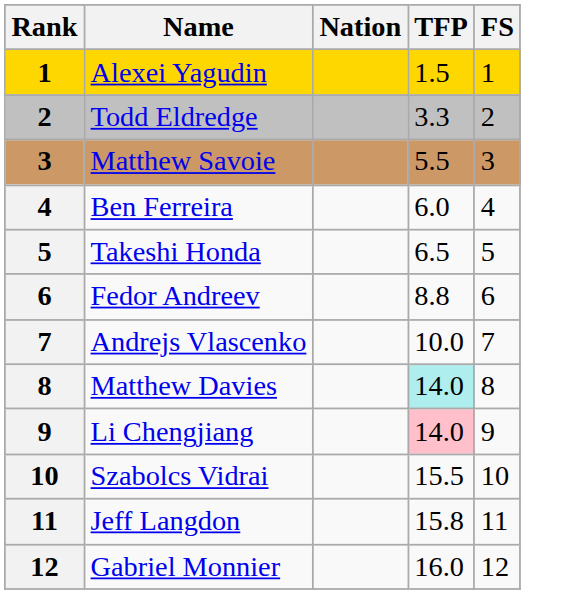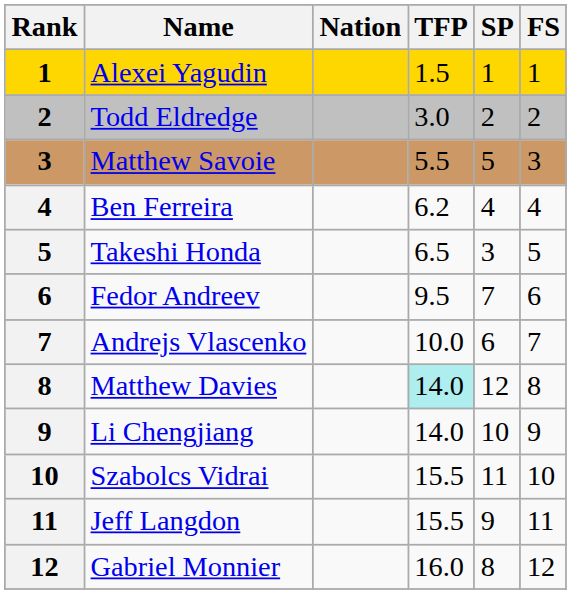+ column: (497, 26)
(432, 116) 3.3 -> (432, 116) 3.0
(432, 206) 6.0 -> (432, 206) 6.2
(432, 296) 8.8 -> (432, 296) 9.5
(439, 431) pink background -> (439, 431) no background
(439, 521) 15.8 -> (439, 521) 15.5
